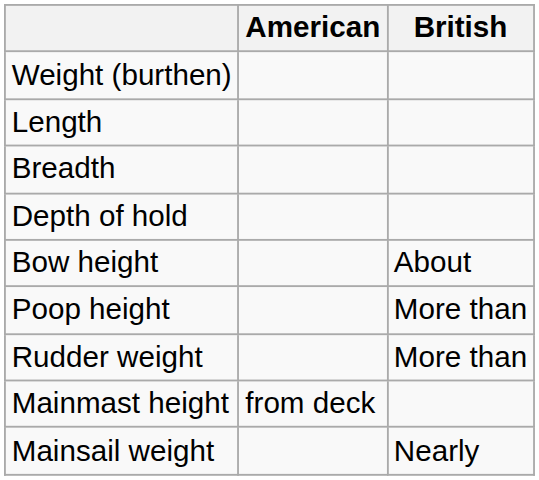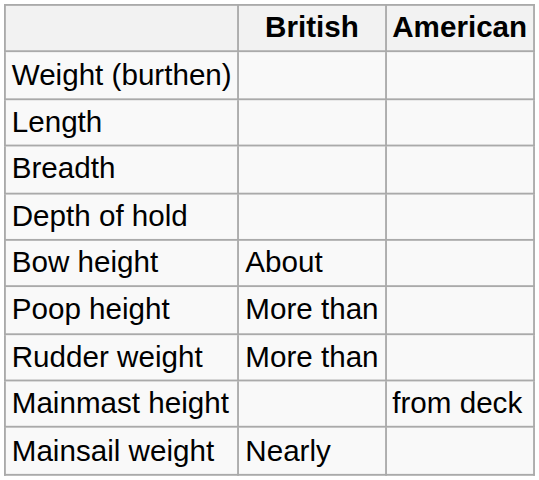columns swapped: (313, 27) <-> (461, 27)
